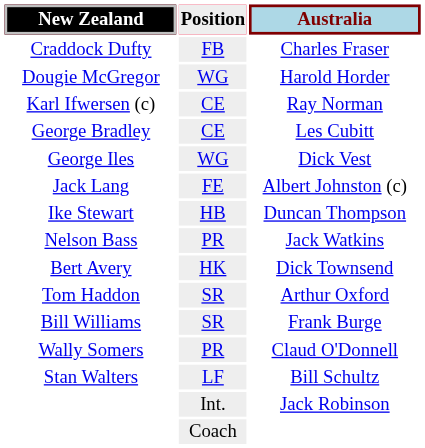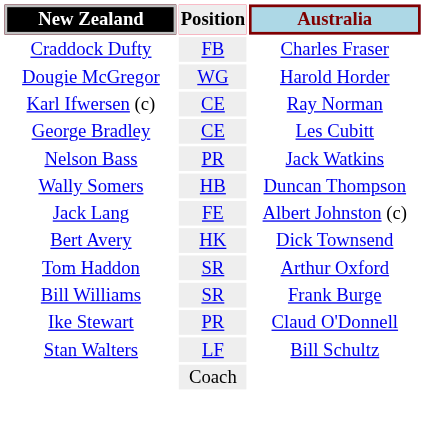- row: (335, 158)
rows swapped: (335, 185) <-> (335, 240)
(91, 213) Ike Stewart -> (91, 185) Wally Somers
(91, 349) Wally Somers -> (91, 322) Ike Stewart
- row: (335, 404)
